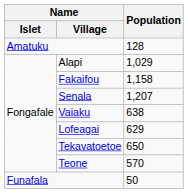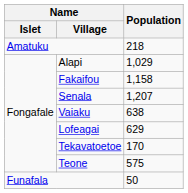(135, 46) 128 -> (135, 46) 218
(135, 146) 650 -> (135, 146) 170
(135, 163) 570 -> (135, 163) 575
